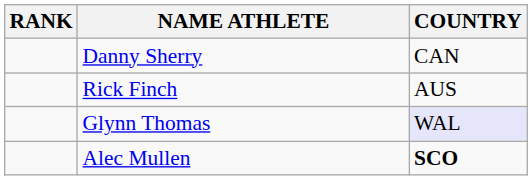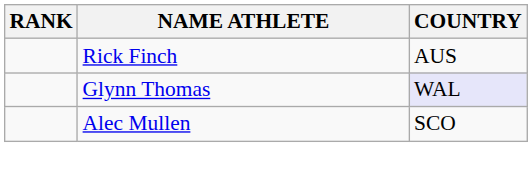- row: (142, 55)
(436, 157) bold -> (435, 123) normal
